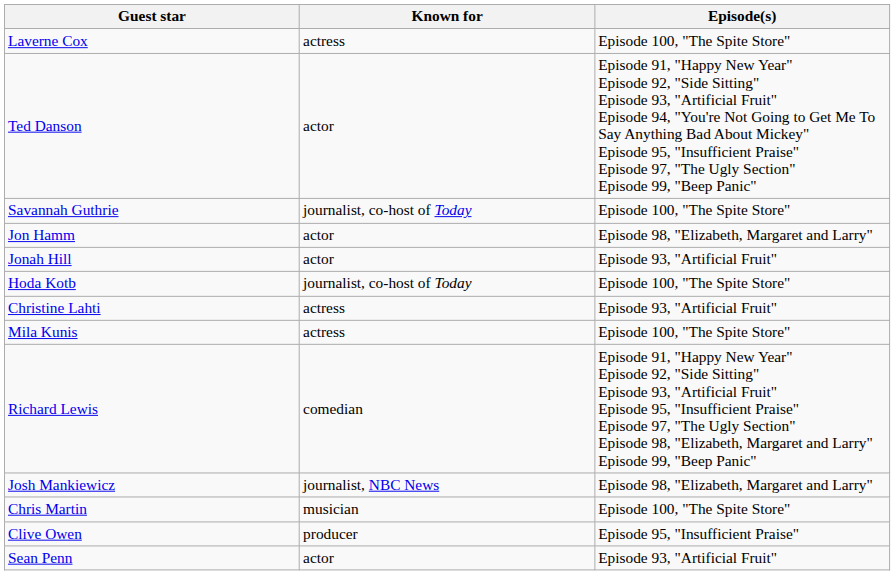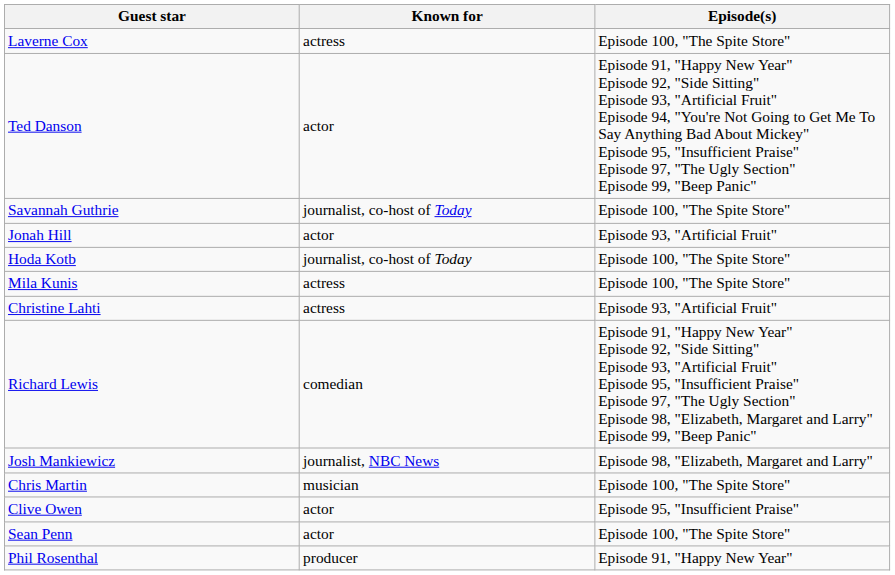- row: (42, 235)
rows swapped: (43, 332) <-> (54, 308)
(330, 533) producer -> (318, 509) actor
(688, 557) Episode 93, "Artificial Fruit" -> (694, 533) Episode 100, "The Spite Store"
+ row: (53, 557)
